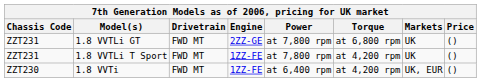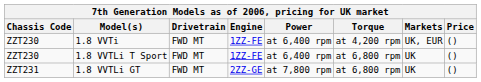rows swapped: (97, 70) <-> (108, 41)
(23, 56) ZZT231 -> (23, 56) ZZT230
(299, 56) at 7,800 rpm -> (299, 56) at 6,400 rpm
(368, 56) at 4,200 rpm -> (368, 56) at 6,800 rpm
